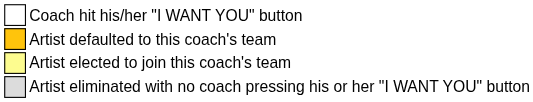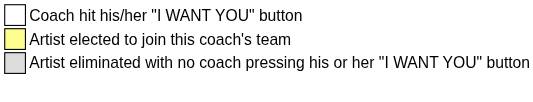- row: (153, 39)
